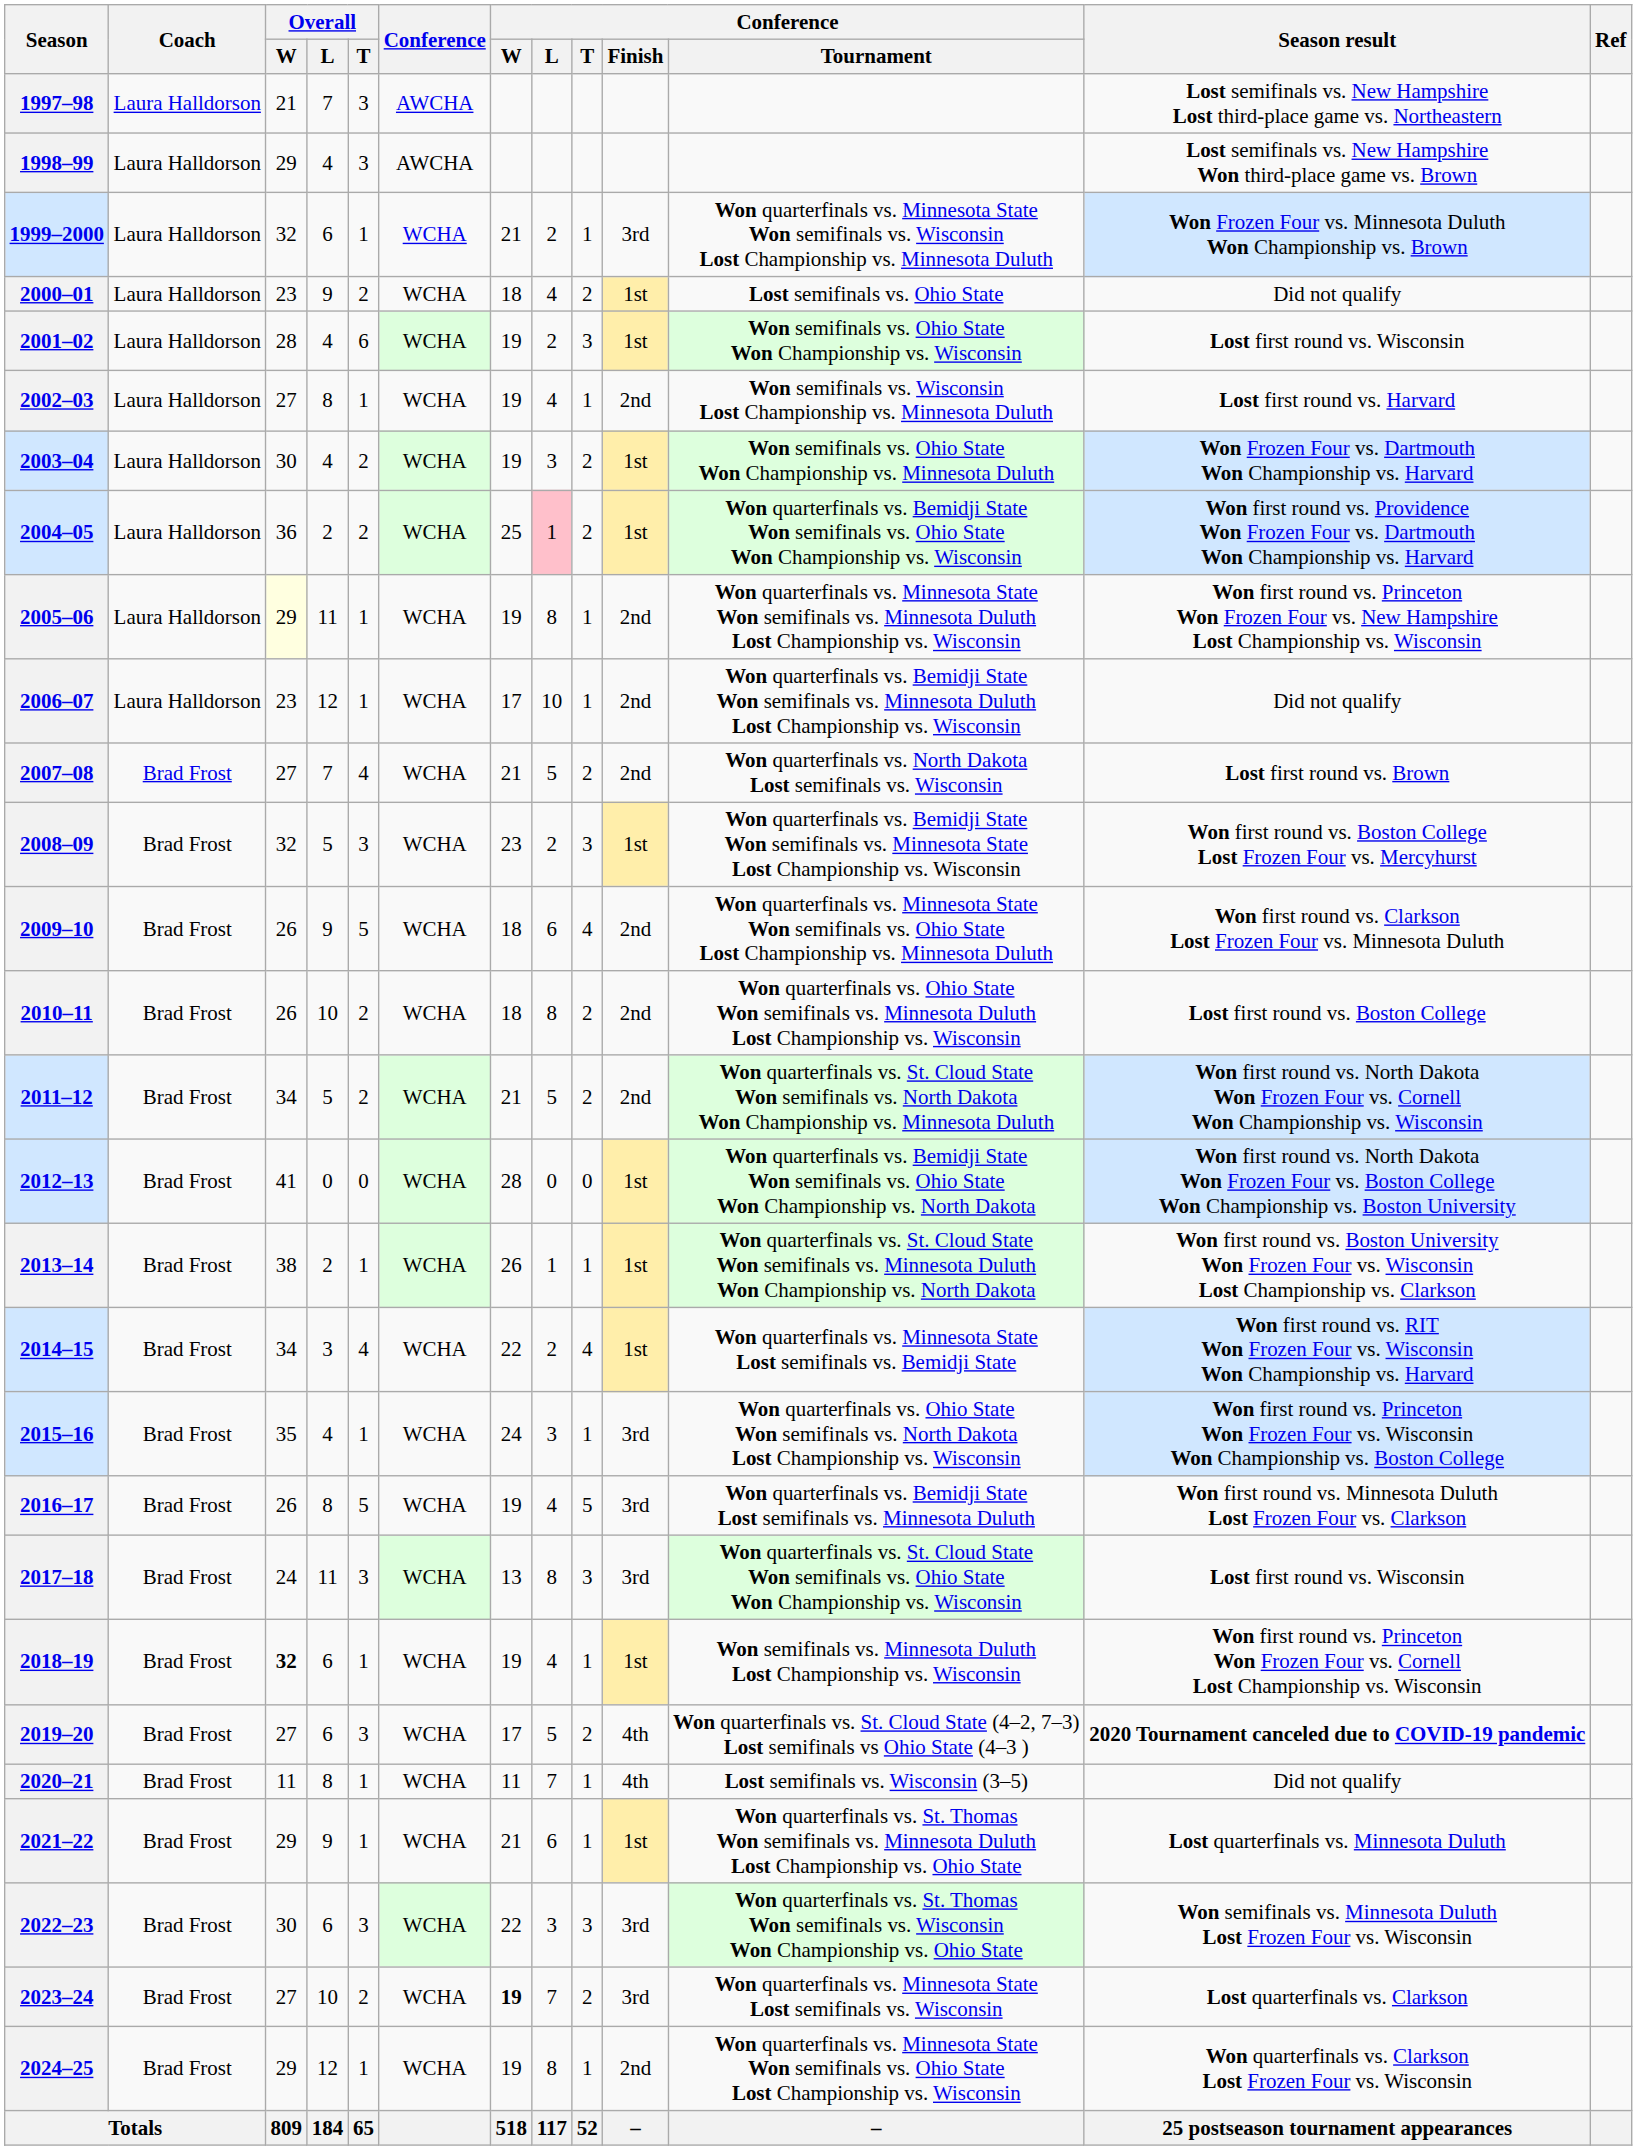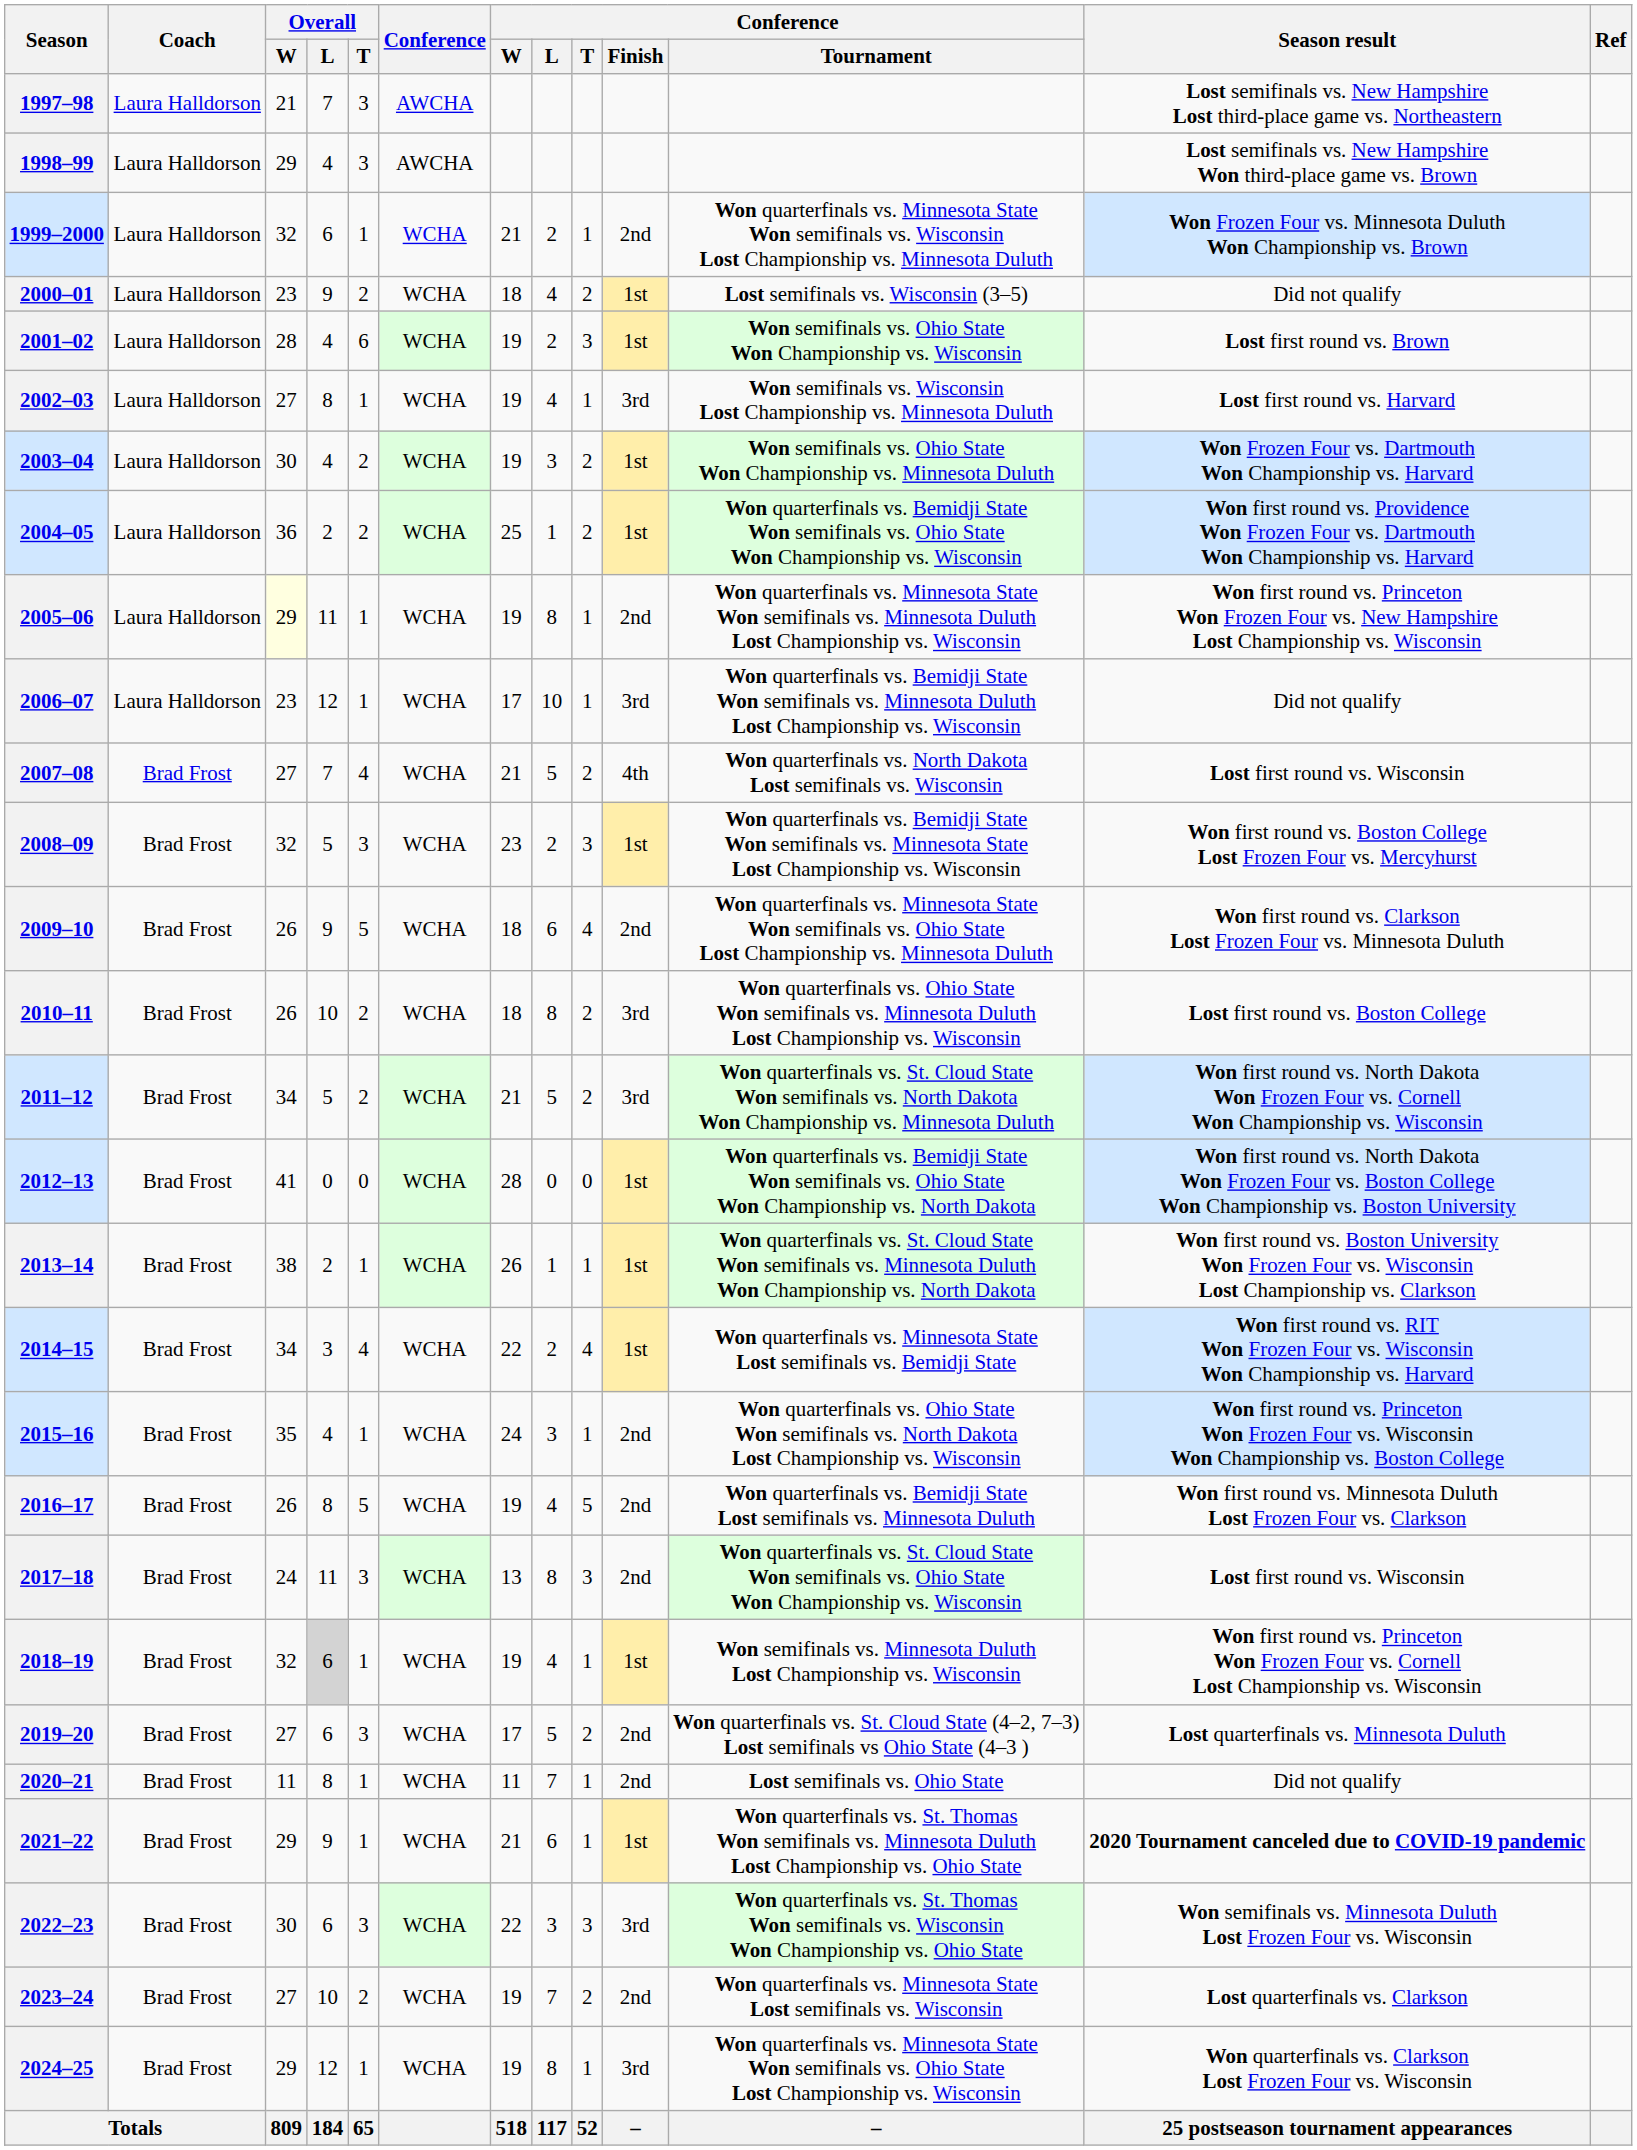(635, 234) 3rd -> (635, 234) 2nd
(876, 294) Lost semifinals vs. Ohio State -> (876, 294) Lost semifinals vs. Wisconsin (3–5)
(1337, 341) Lost first round vs. Wisconsin -> (1337, 341) Lost first round vs. Brown
(635, 400) 2nd -> (635, 400) 3rd
(552, 531) pink background -> (552, 531) no background
(635, 700) 2nd -> (635, 700) 3rd
(635, 772) 2nd -> (635, 772) 4th
(1337, 772) Lost first round vs. Brown -> (1337, 772) Lost first round vs. Wisconsin
(635, 1012) 2nd -> (635, 1012) 3rd
(635, 1097) 2nd -> (635, 1097) 3rd
(635, 1434) 3rd -> (635, 1434) 2nd
(635, 1505) 3rd -> (635, 1505) 2nd
(635, 1577) 3rd -> (635, 1577) 2nd
(286, 1662) bold -> (286, 1662) normal
(328, 1662) no background -> (328, 1662) lightgrey background
(635, 1733) 4th -> (635, 1733) 2nd
(1337, 1733) 2020 Tournament canceled due to COVID-19 pandemic -> (1337, 1733) Lost quarterfinals vs. Minnesota Duluth
(635, 1780) 4th -> (635, 1780) 2nd
(876, 1780) Lost semifinals vs. Wisconsin (3–5) -> (876, 1780) Lost semifinals vs. Ohio State
(1337, 1840) Lost quarterfinals vs. Minnesota Duluth -> (1337, 1840) 2020 Tournament canceled due to COVID-19 pandemic
(511, 1996) bold -> (511, 1996) normal
(635, 1996) 3rd -> (635, 1996) 2nd
(635, 2068) 2nd -> (635, 2068) 3rd
